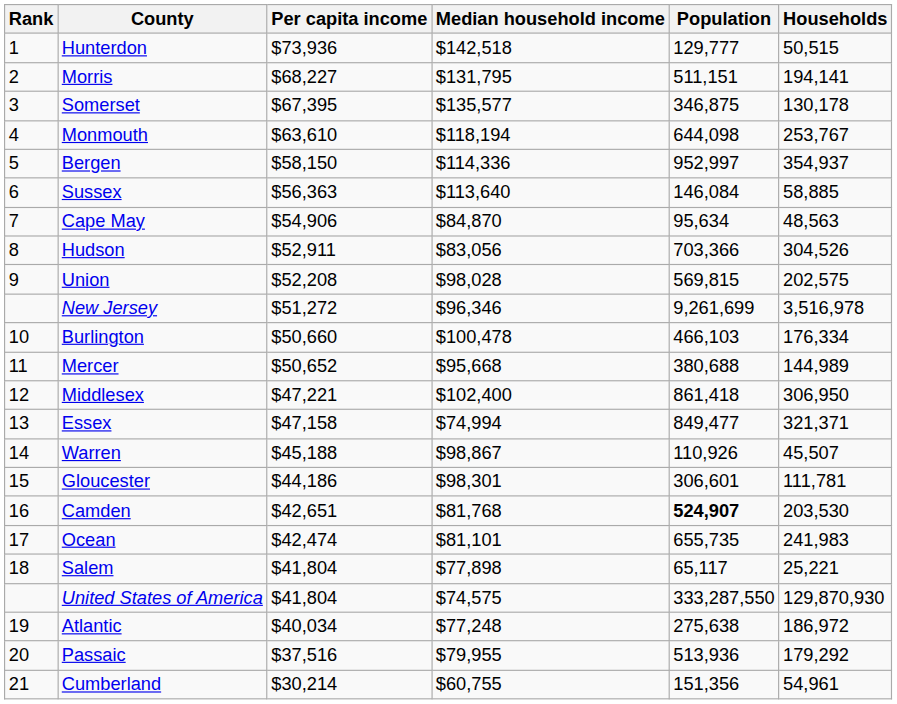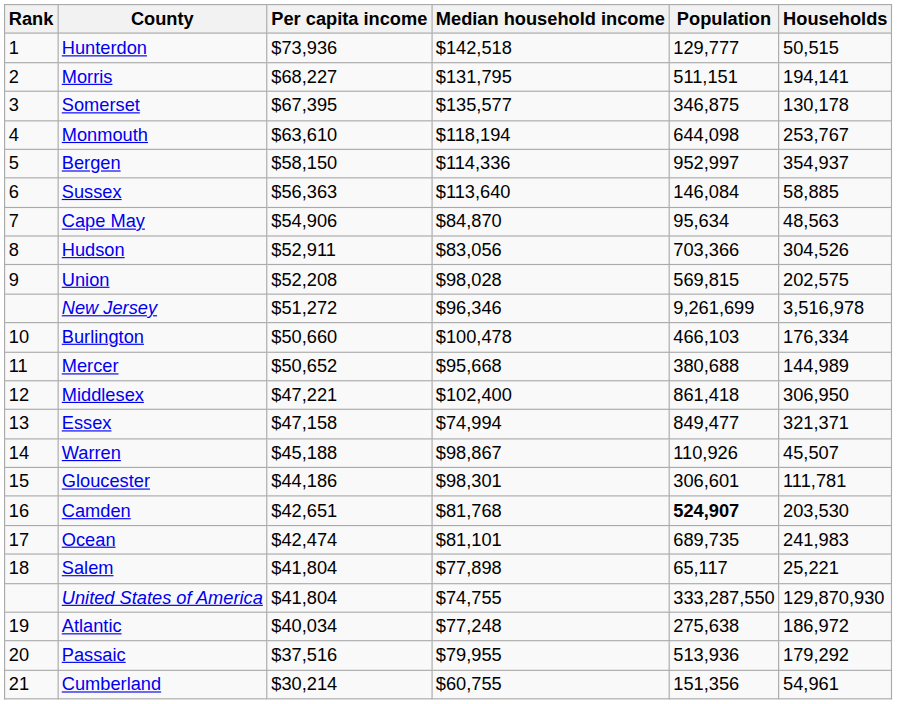(706, 539) 655,735 -> (706, 539) 689,735
(469, 597) $74,575 -> (469, 597) $74,755
